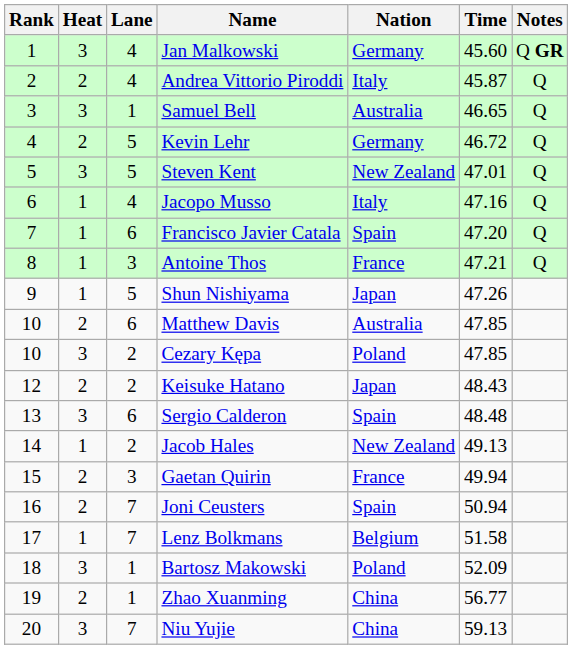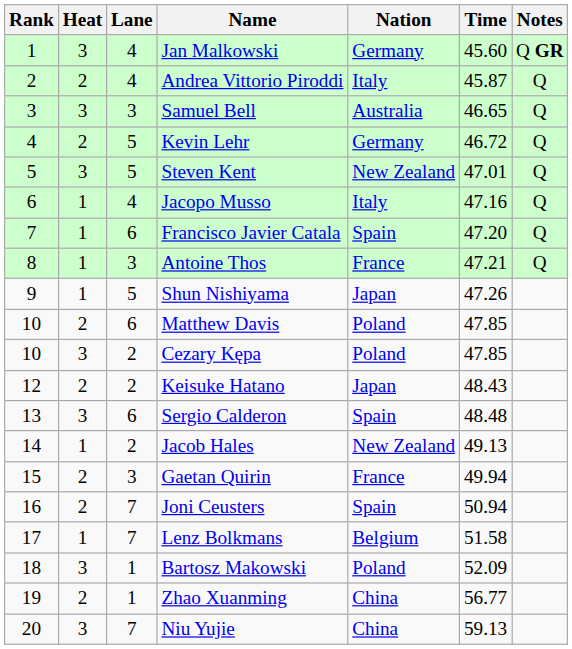(132, 111) 1 -> (132, 111) 3
(387, 324) Australia -> (379, 324) Poland
